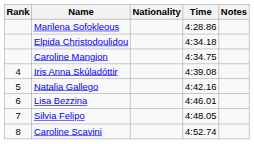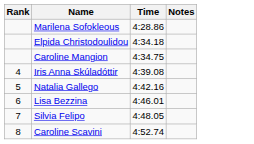- column: (157, 12)
